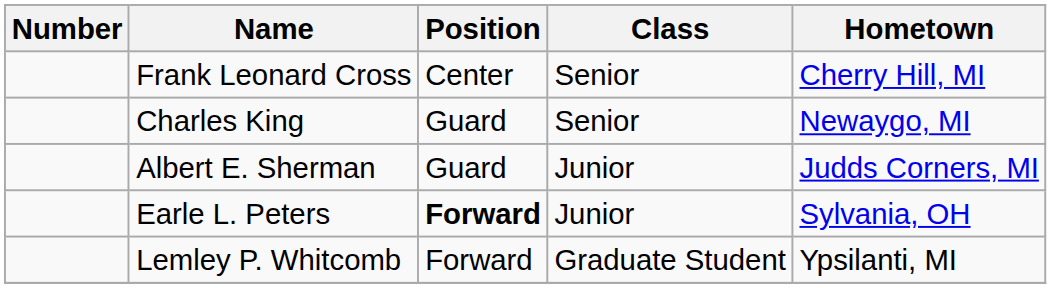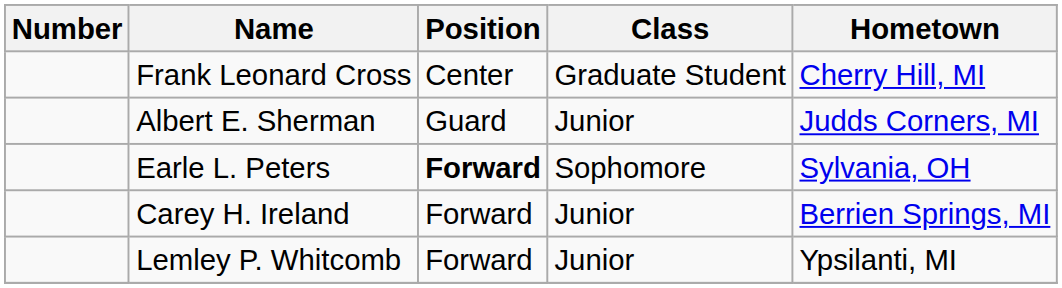(597, 75) Senior -> (670, 75) Graduate Student
- row: (220, 121)
(594, 214) Junior -> (630, 168) Sophomore
+ row: (243, 214)
(670, 261) Graduate Student -> (594, 261) Junior
